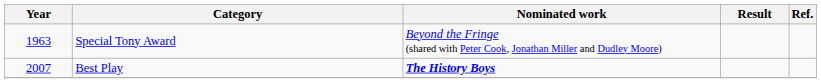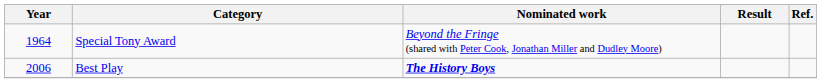(38, 41) 1963 -> (38, 41) 1964
(38, 68) 2007 -> (38, 68) 2006
